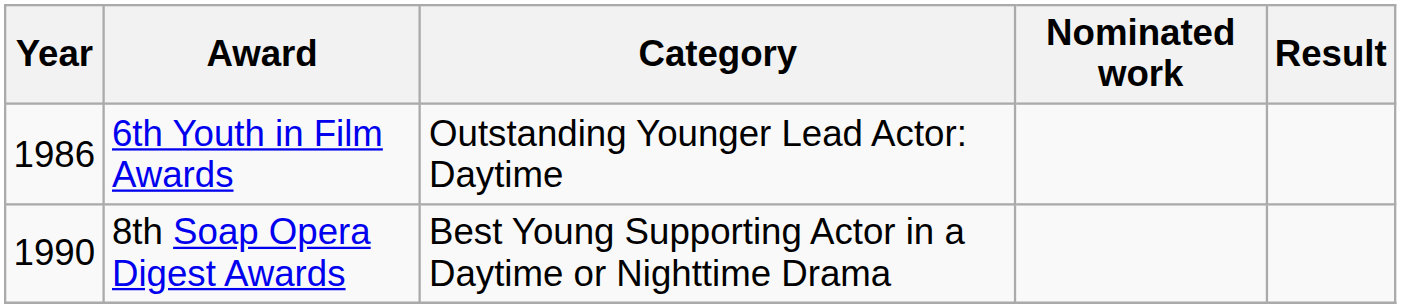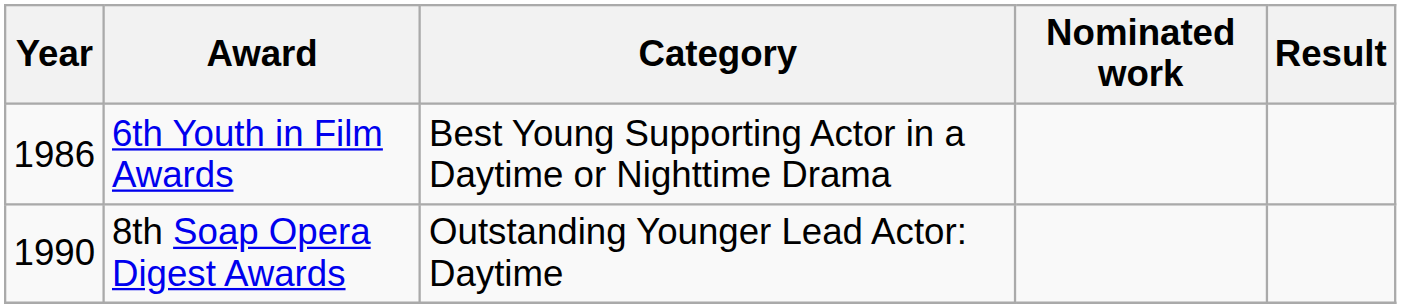(698, 153) Outstanding Younger Lead Actor: Daytime -> (697, 153) Best Young Supporting Actor in a Daytime or Nighttime Drama
(697, 252) Best Young Supporting Actor in a Daytime or Nighttime Drama -> (698, 252) Outstanding Younger Lead Actor: Daytime
